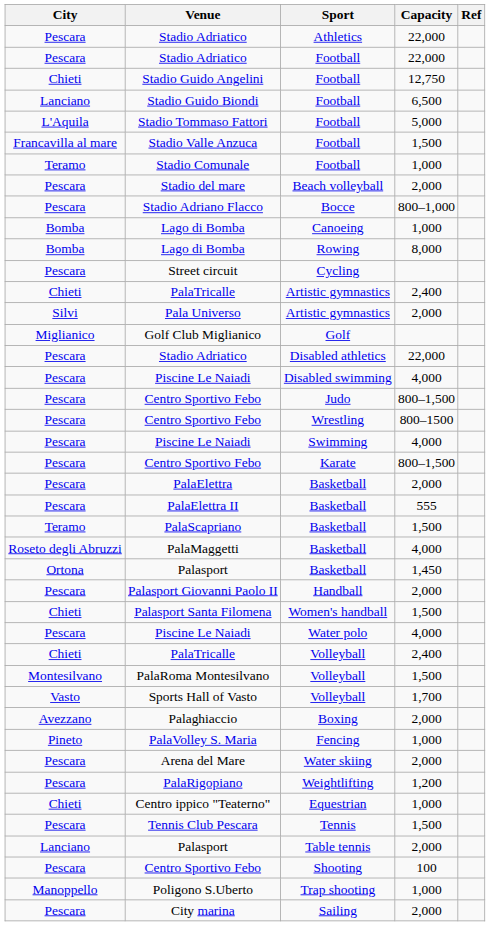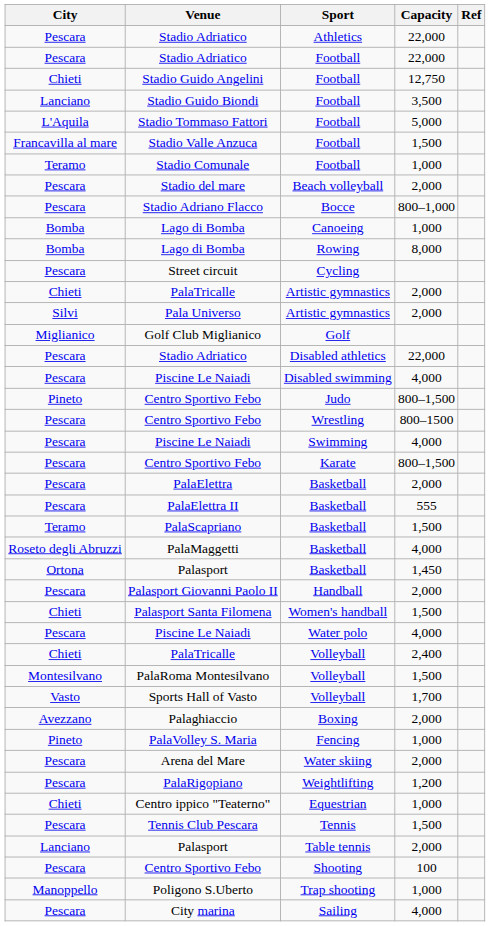(427, 100) 6,500 -> (427, 100) 3,500
(427, 292) 2,400 -> (427, 292) 2,000
(65, 398) Pescara -> (65, 398) Pineto
(427, 910) 2,000 -> (427, 910) 4,000
